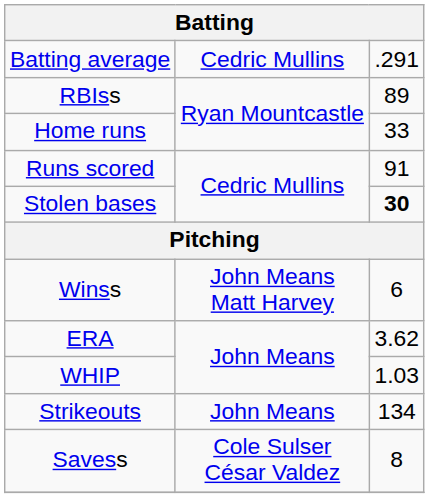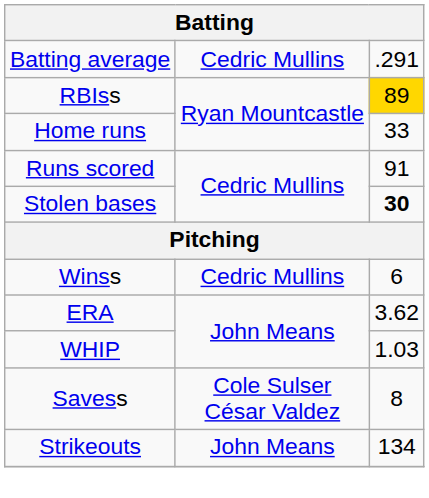(397, 95) no background -> (397, 95) gold background
(272, 289) John Means Matt Harvey -> (272, 276) Cedric Mullins
rows swapped: (90, 411) <-> (90, 460)
